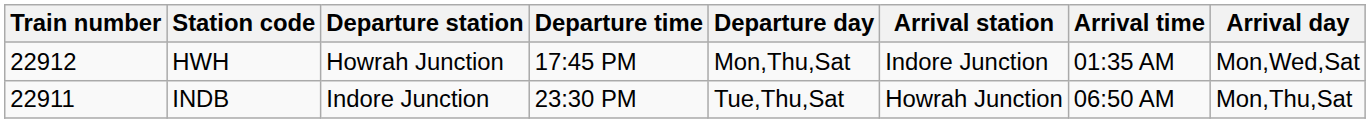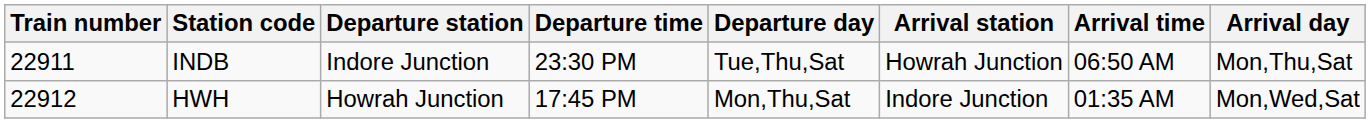rows swapped: (201, 99) <-> (201, 61)
